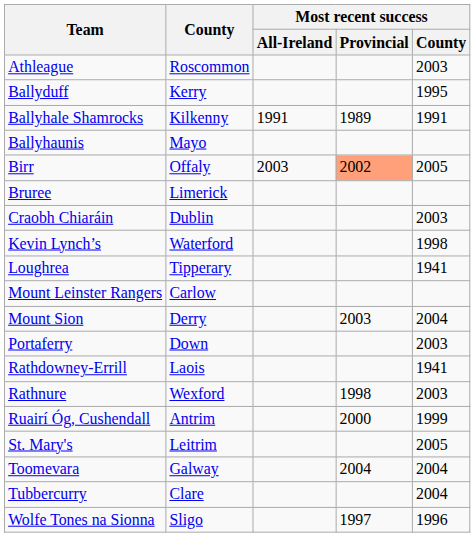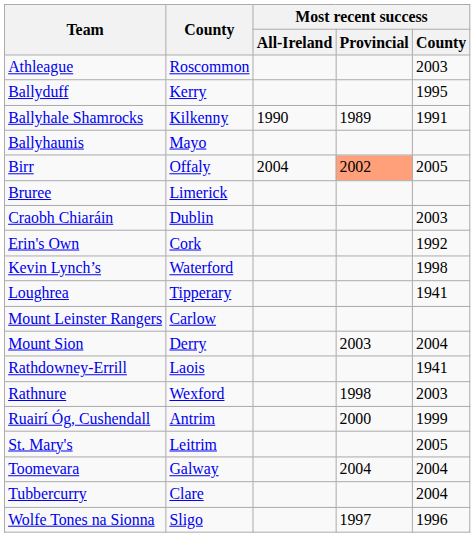(273, 117) 1991 -> (273, 117) 1990
(273, 167) 2003 -> (273, 167) 2004
+ row: (44, 243)
- row: (40, 343)
